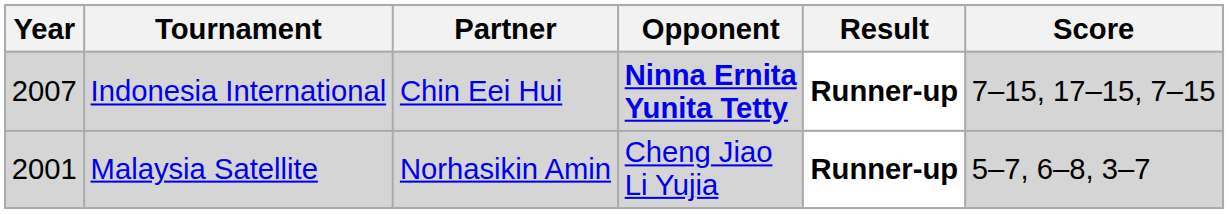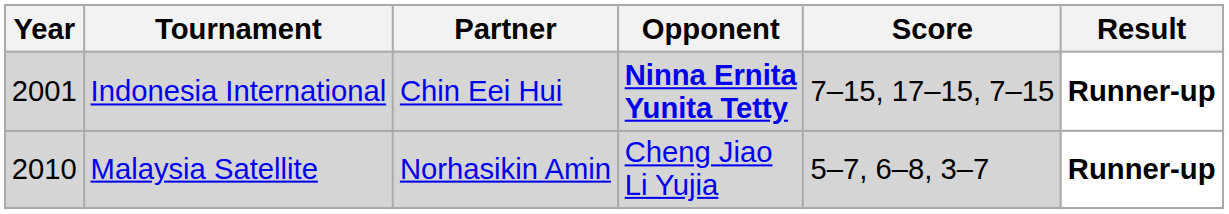columns swapped: (1094, 28) <-> (884, 28)
(44, 91) 2007 -> (44, 91) 2001
(44, 170) 2001 -> (44, 170) 2010
